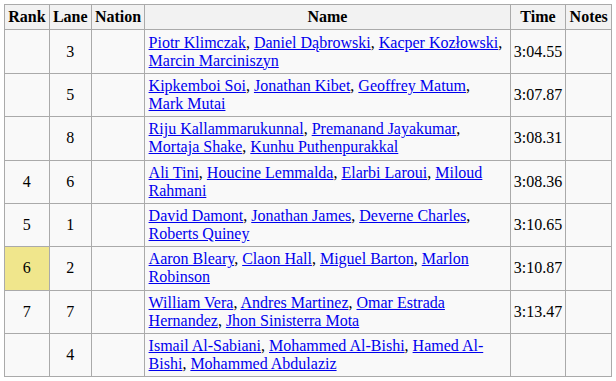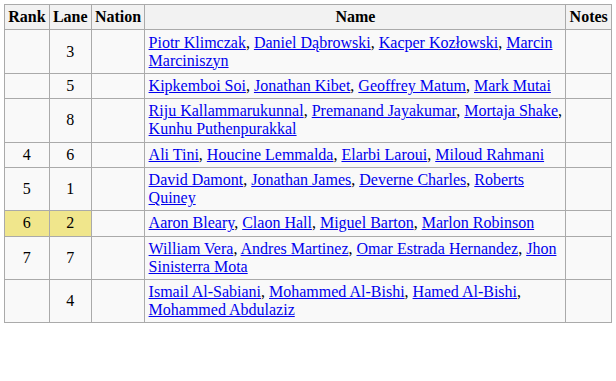- column: (538, 17)
(70, 268) no background -> (70, 223) khaki background
